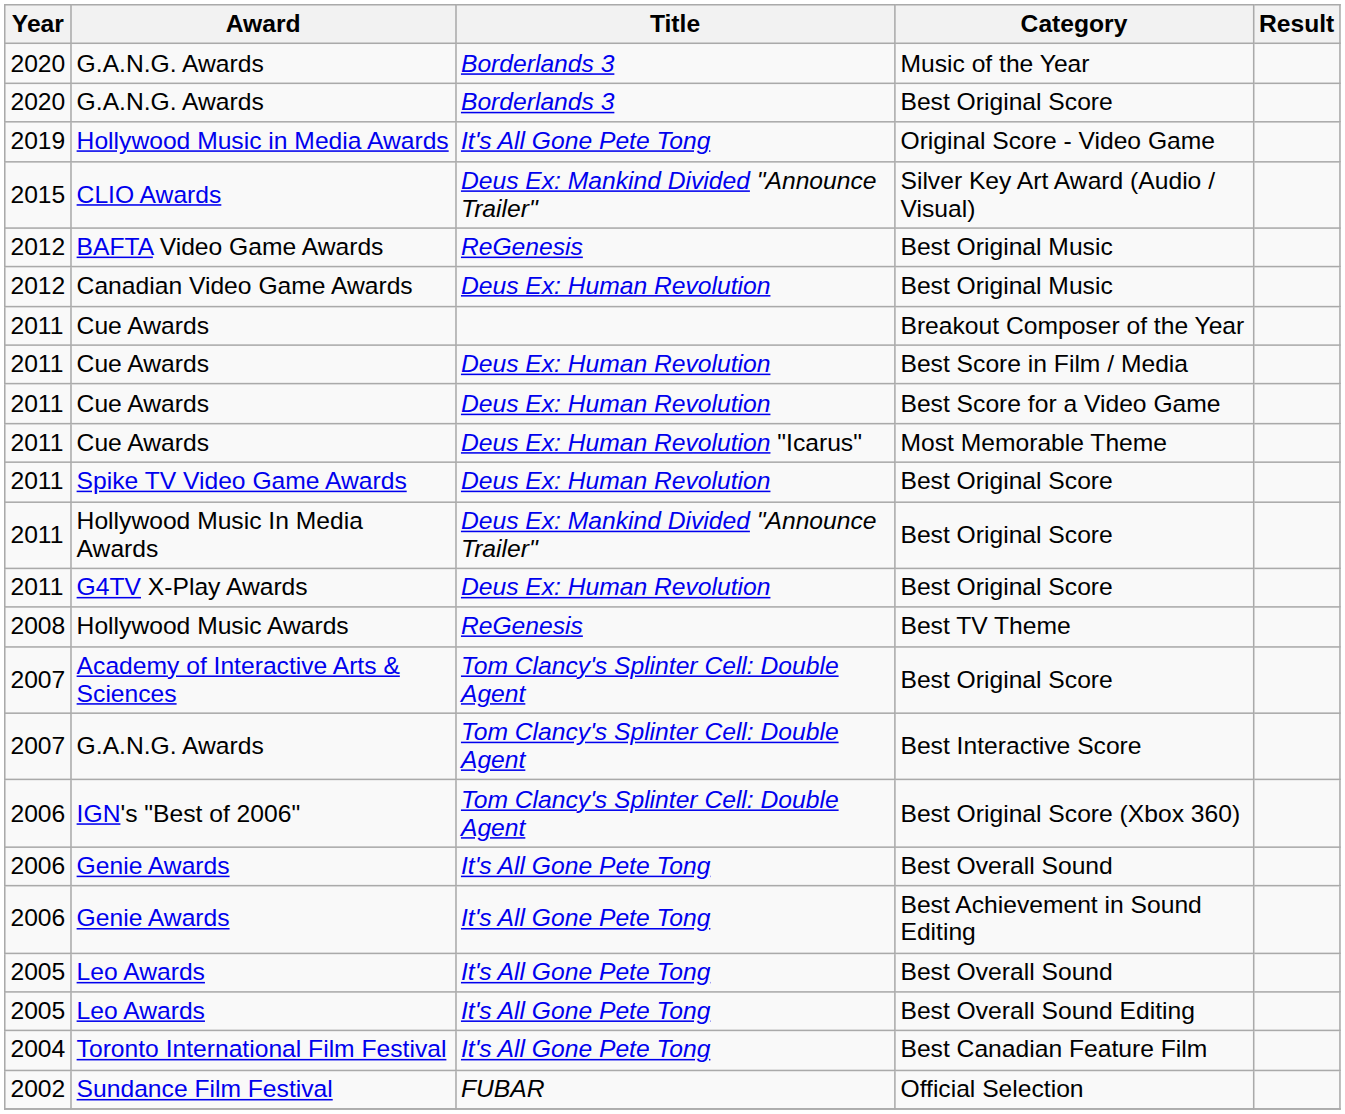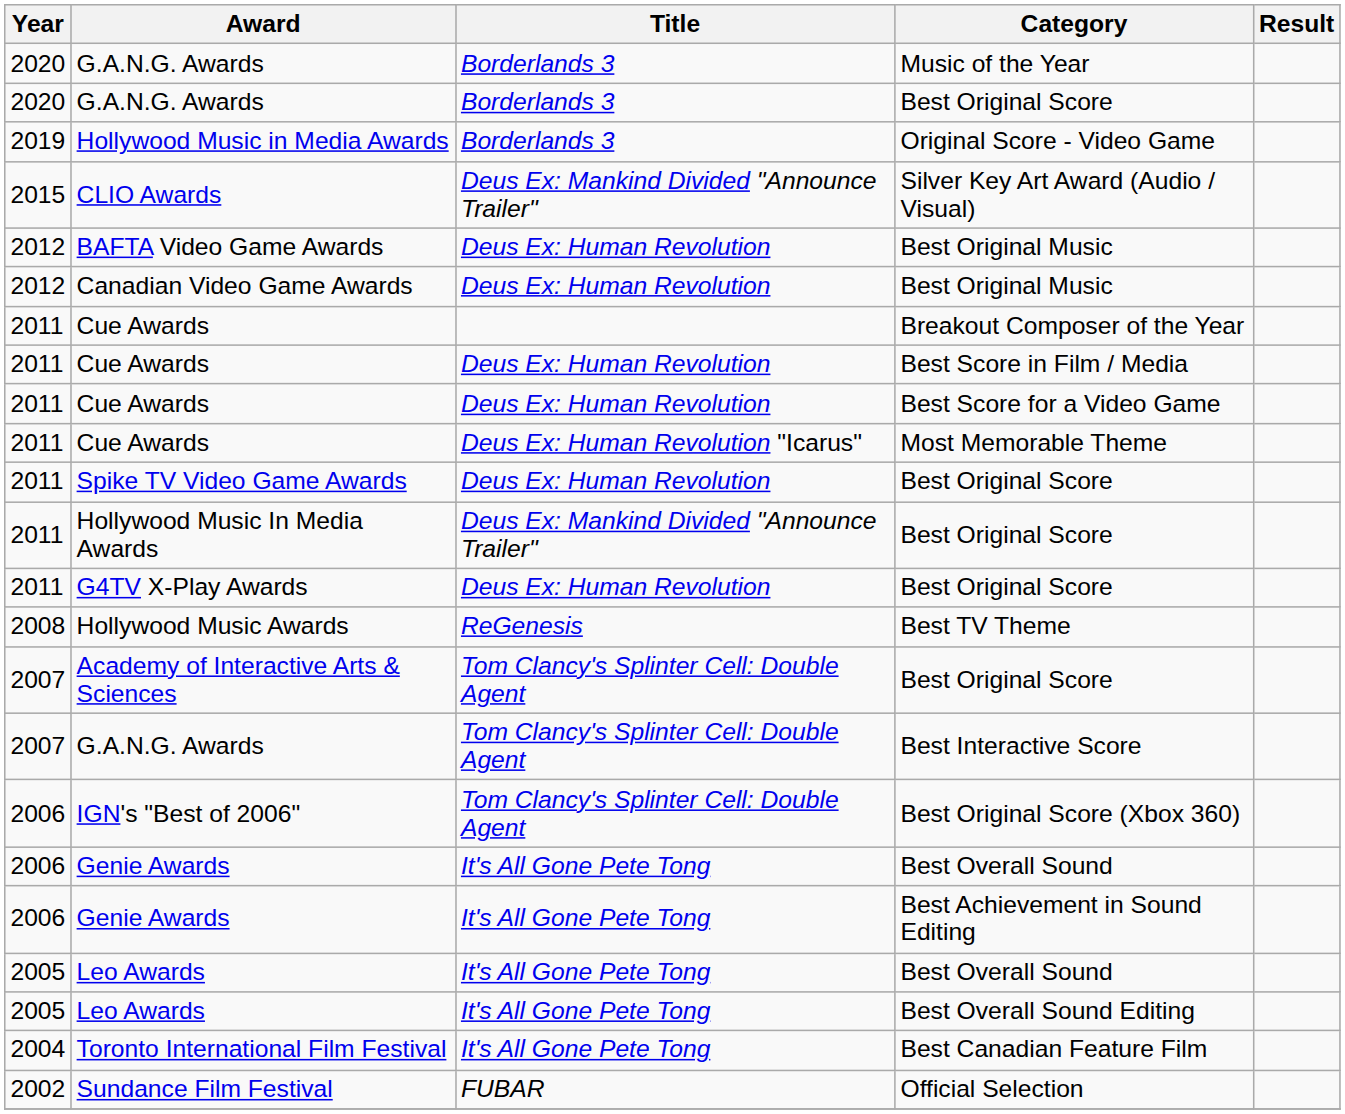(586, 141) It's All Gone Pete Tong -> (538, 141) Borderlands 3
(522, 247) ReGenesis -> (616, 247) Deus Ex: Human Revolution
